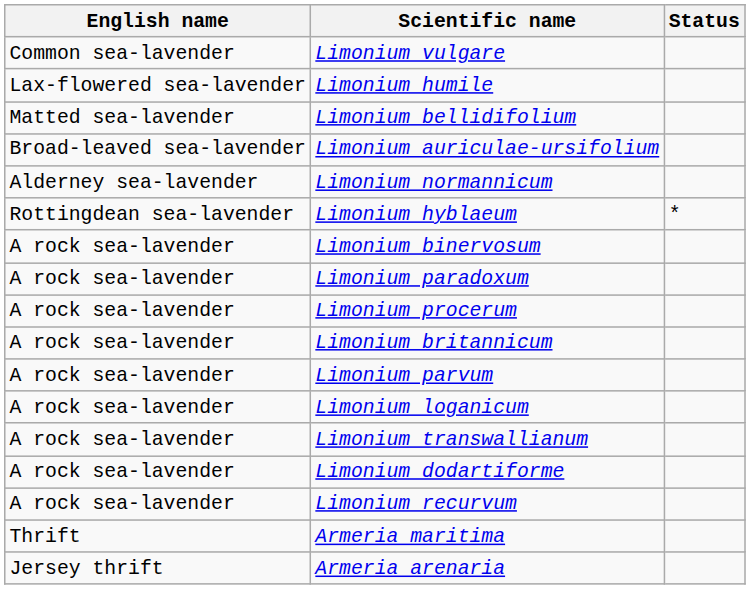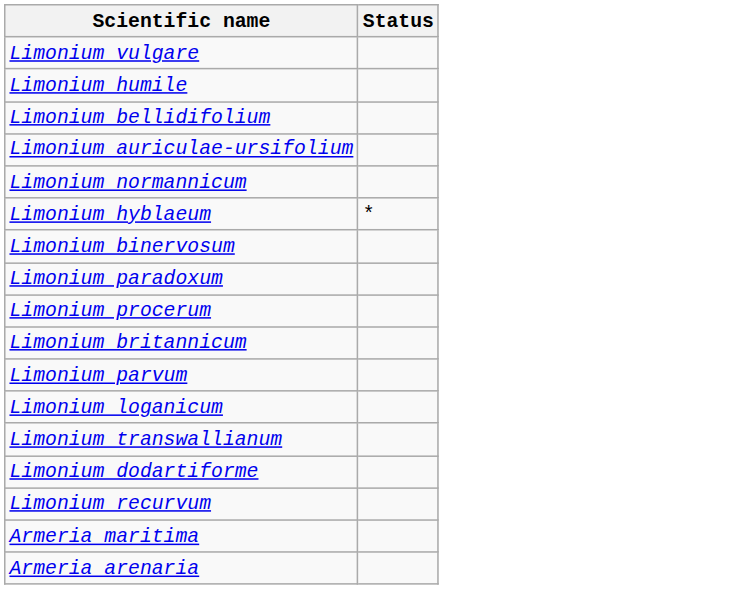- column: (158, 21)
